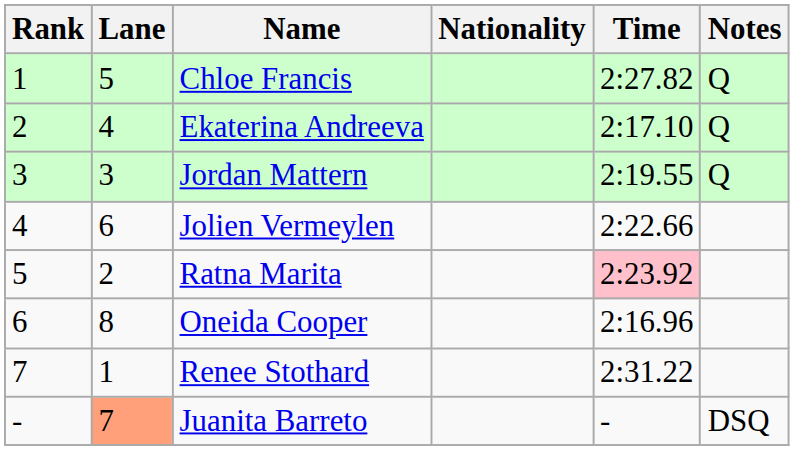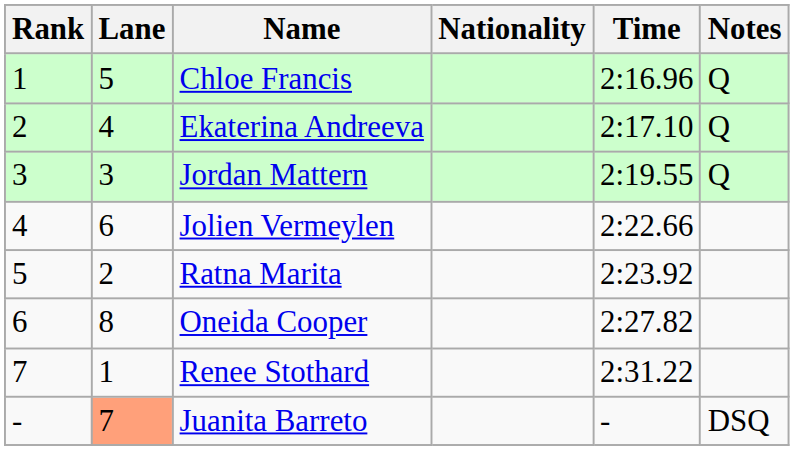(647, 77) 2:27.82 -> (647, 77) 2:16.96
(647, 273) pink background -> (647, 273) no background
(647, 322) 2:16.96 -> (647, 322) 2:27.82
